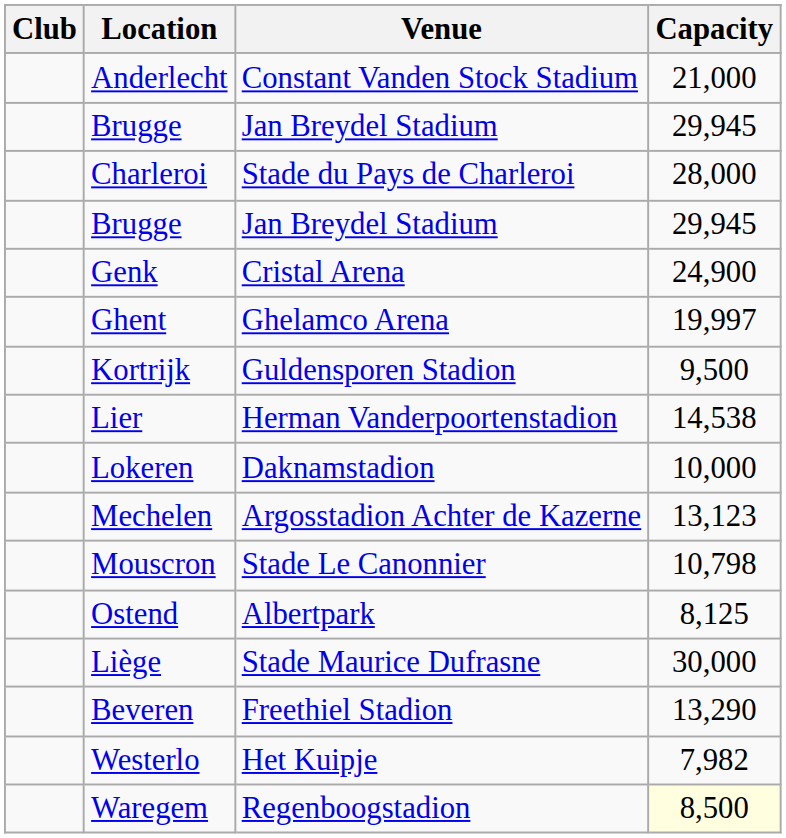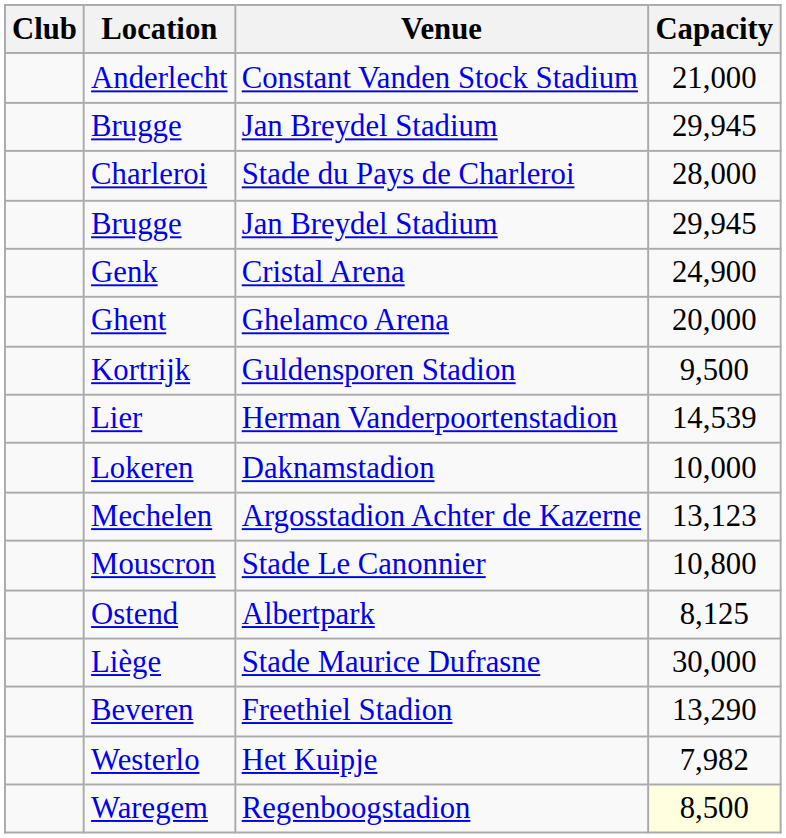(714, 321) 19,997 -> (714, 321) 20,000
(714, 418) 14,538 -> (714, 418) 14,539
(714, 564) 10,798 -> (714, 564) 10,800
